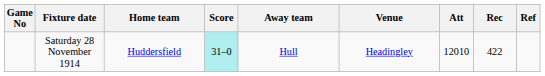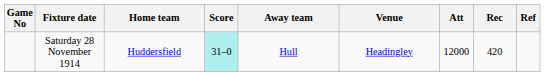(456, 51) 12010 -> (456, 51) 12000
(495, 51) 422 -> (495, 51) 420
